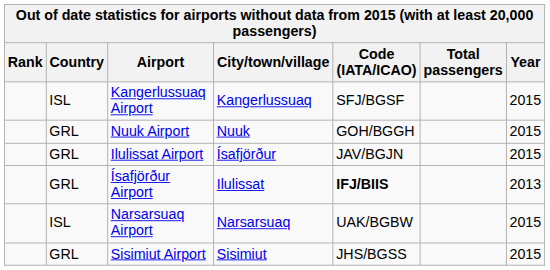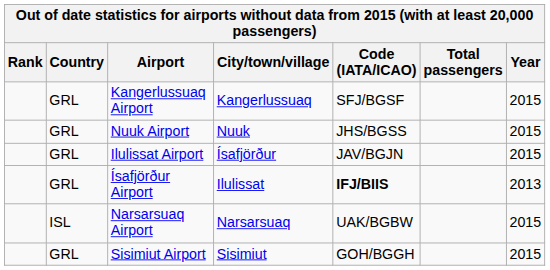(60, 101) ISL -> (64, 101) GRL
(375, 131) GOH/BGGH -> (371, 131) JHS/BGSS
(371, 253) JHS/BGSS -> (375, 253) GOH/BGGH
